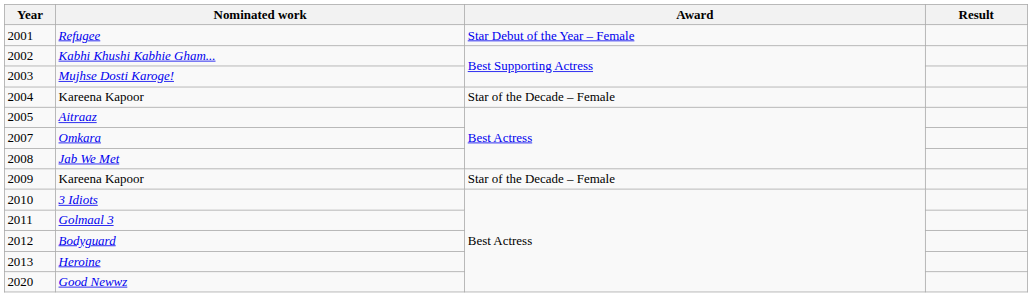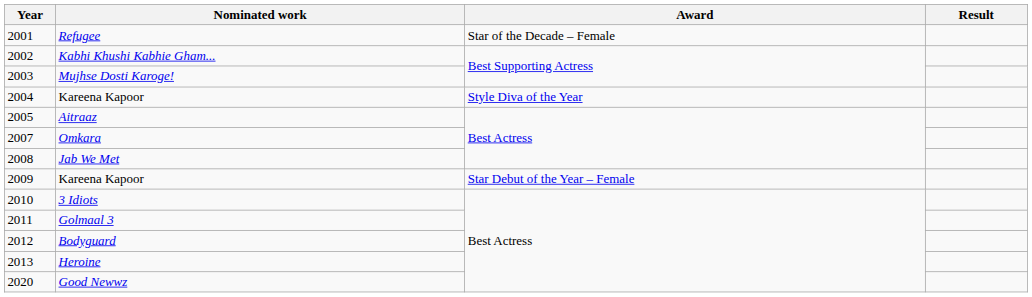(551, 35) Star Debut of the Year – Female -> (541, 35) Star of the Decade – Female
(541, 96) Star of the Decade – Female -> (525, 96) Style Diva of the Year
(541, 179) Star of the Decade – Female -> (551, 179) Star Debut of the Year – Female
